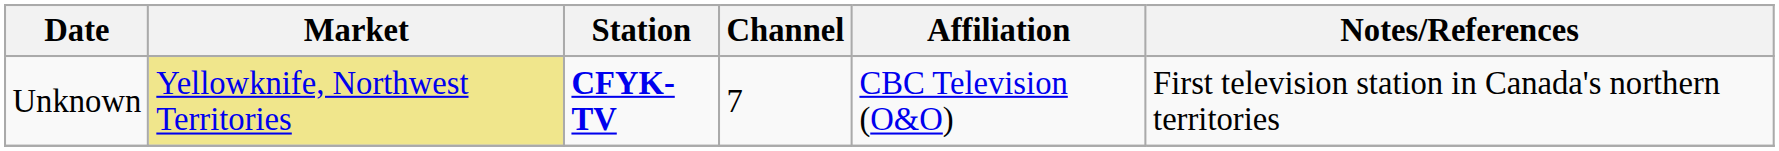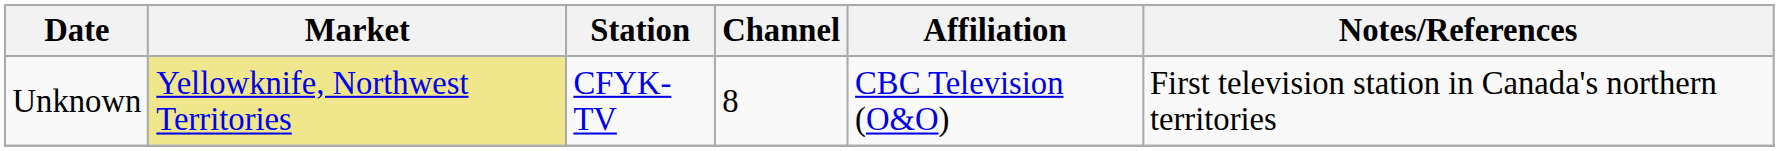(623, 100) bold -> (622, 100) normal
(735, 100) 7 -> (730, 100) 8
